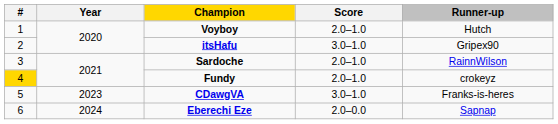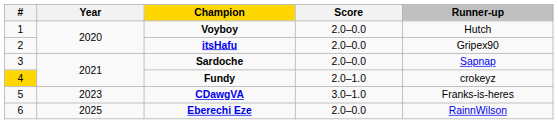(349, 29) 2.0–1.0 -> (349, 29) 2.0–0.0
(349, 46) 3.0–1.0 -> (349, 46) 2.0–0.0
(349, 62) 2.0–1.0 -> (349, 62) 2.0–0.0
(478, 62) RainnWilson -> (478, 62) Sapnap
(90, 111) 2024 -> (90, 111) 2025
(478, 111) Sapnap -> (478, 111) RainnWilson
